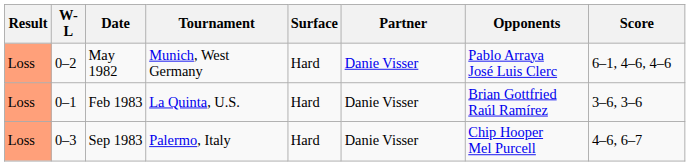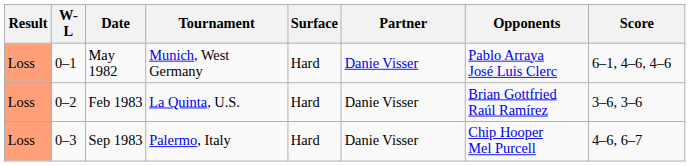(66, 63) 0–2 -> (66, 63) 0–1
(66, 102) 0–1 -> (66, 102) 0–2
